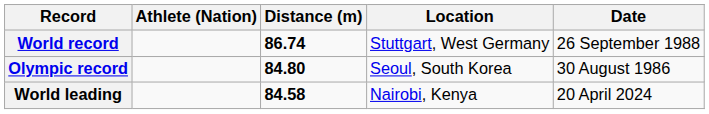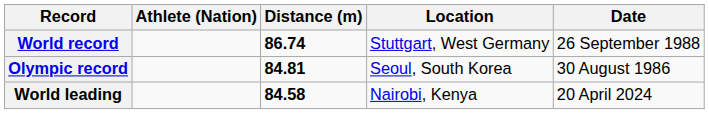(285, 69) 84.80 -> (285, 69) 84.81
